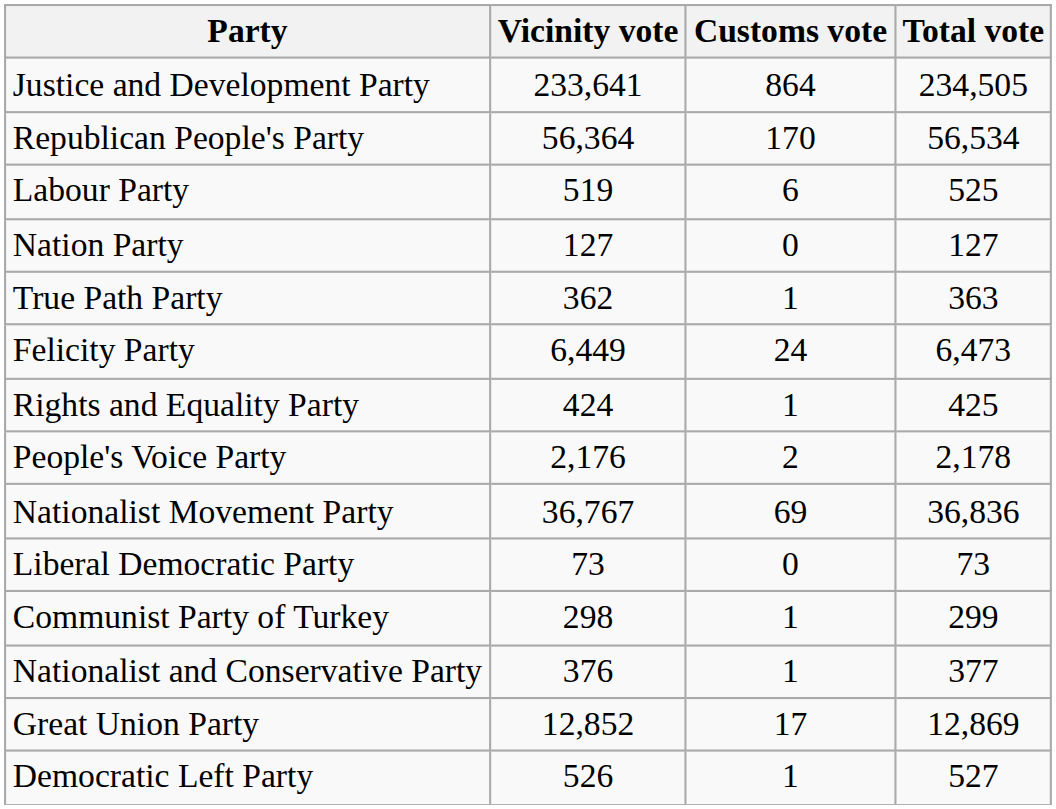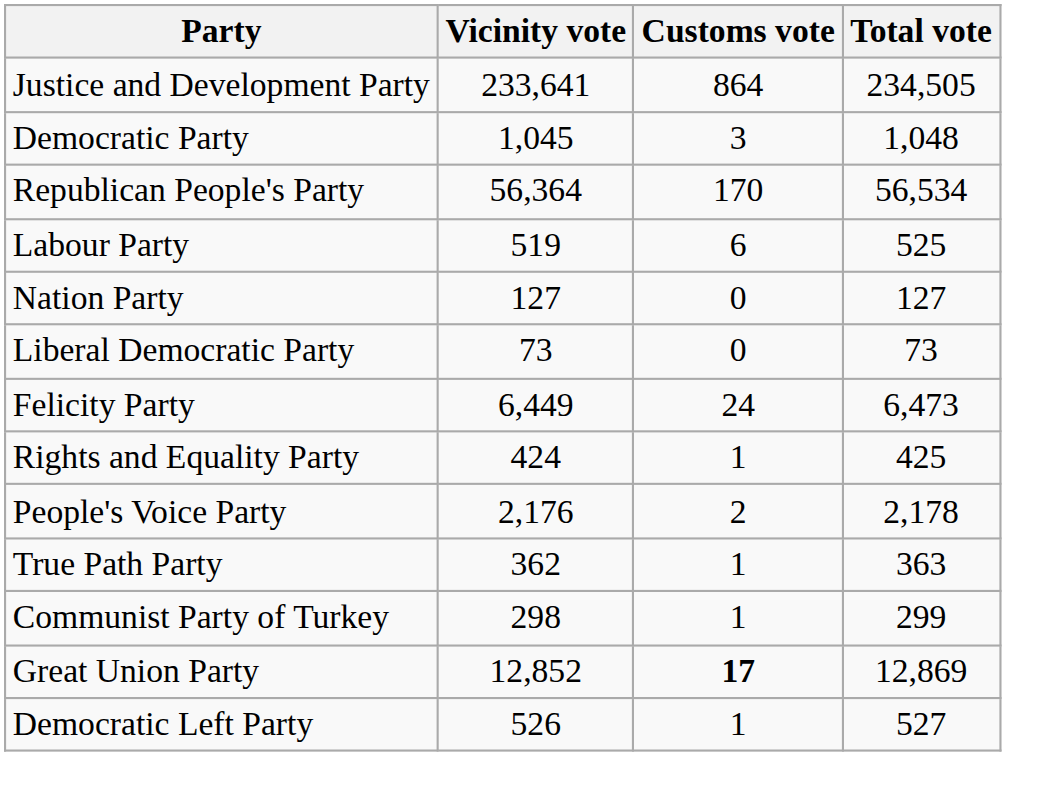+ row: (131, 137)
rows swapped: (184, 564) <-> (118, 297)
- row: (203, 510)
- row: (247, 670)
(790, 723) normal -> (738, 670) bold
